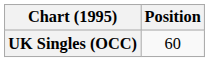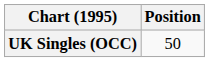(173, 43) 60 -> (173, 43) 50
